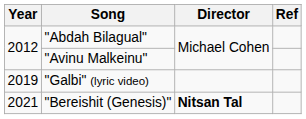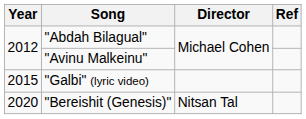(23, 80) 2019 -> (23, 80) 2015
(23, 102) 2021 -> (23, 102) 2020
(210, 102) bold -> (208, 102) normal
